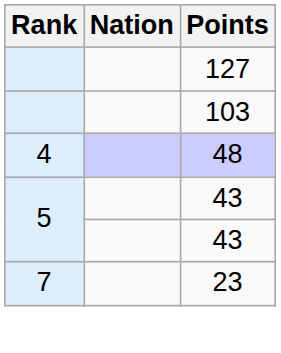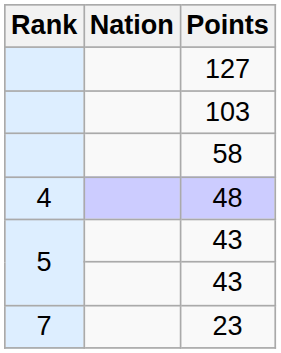+ row: (44, 155)
